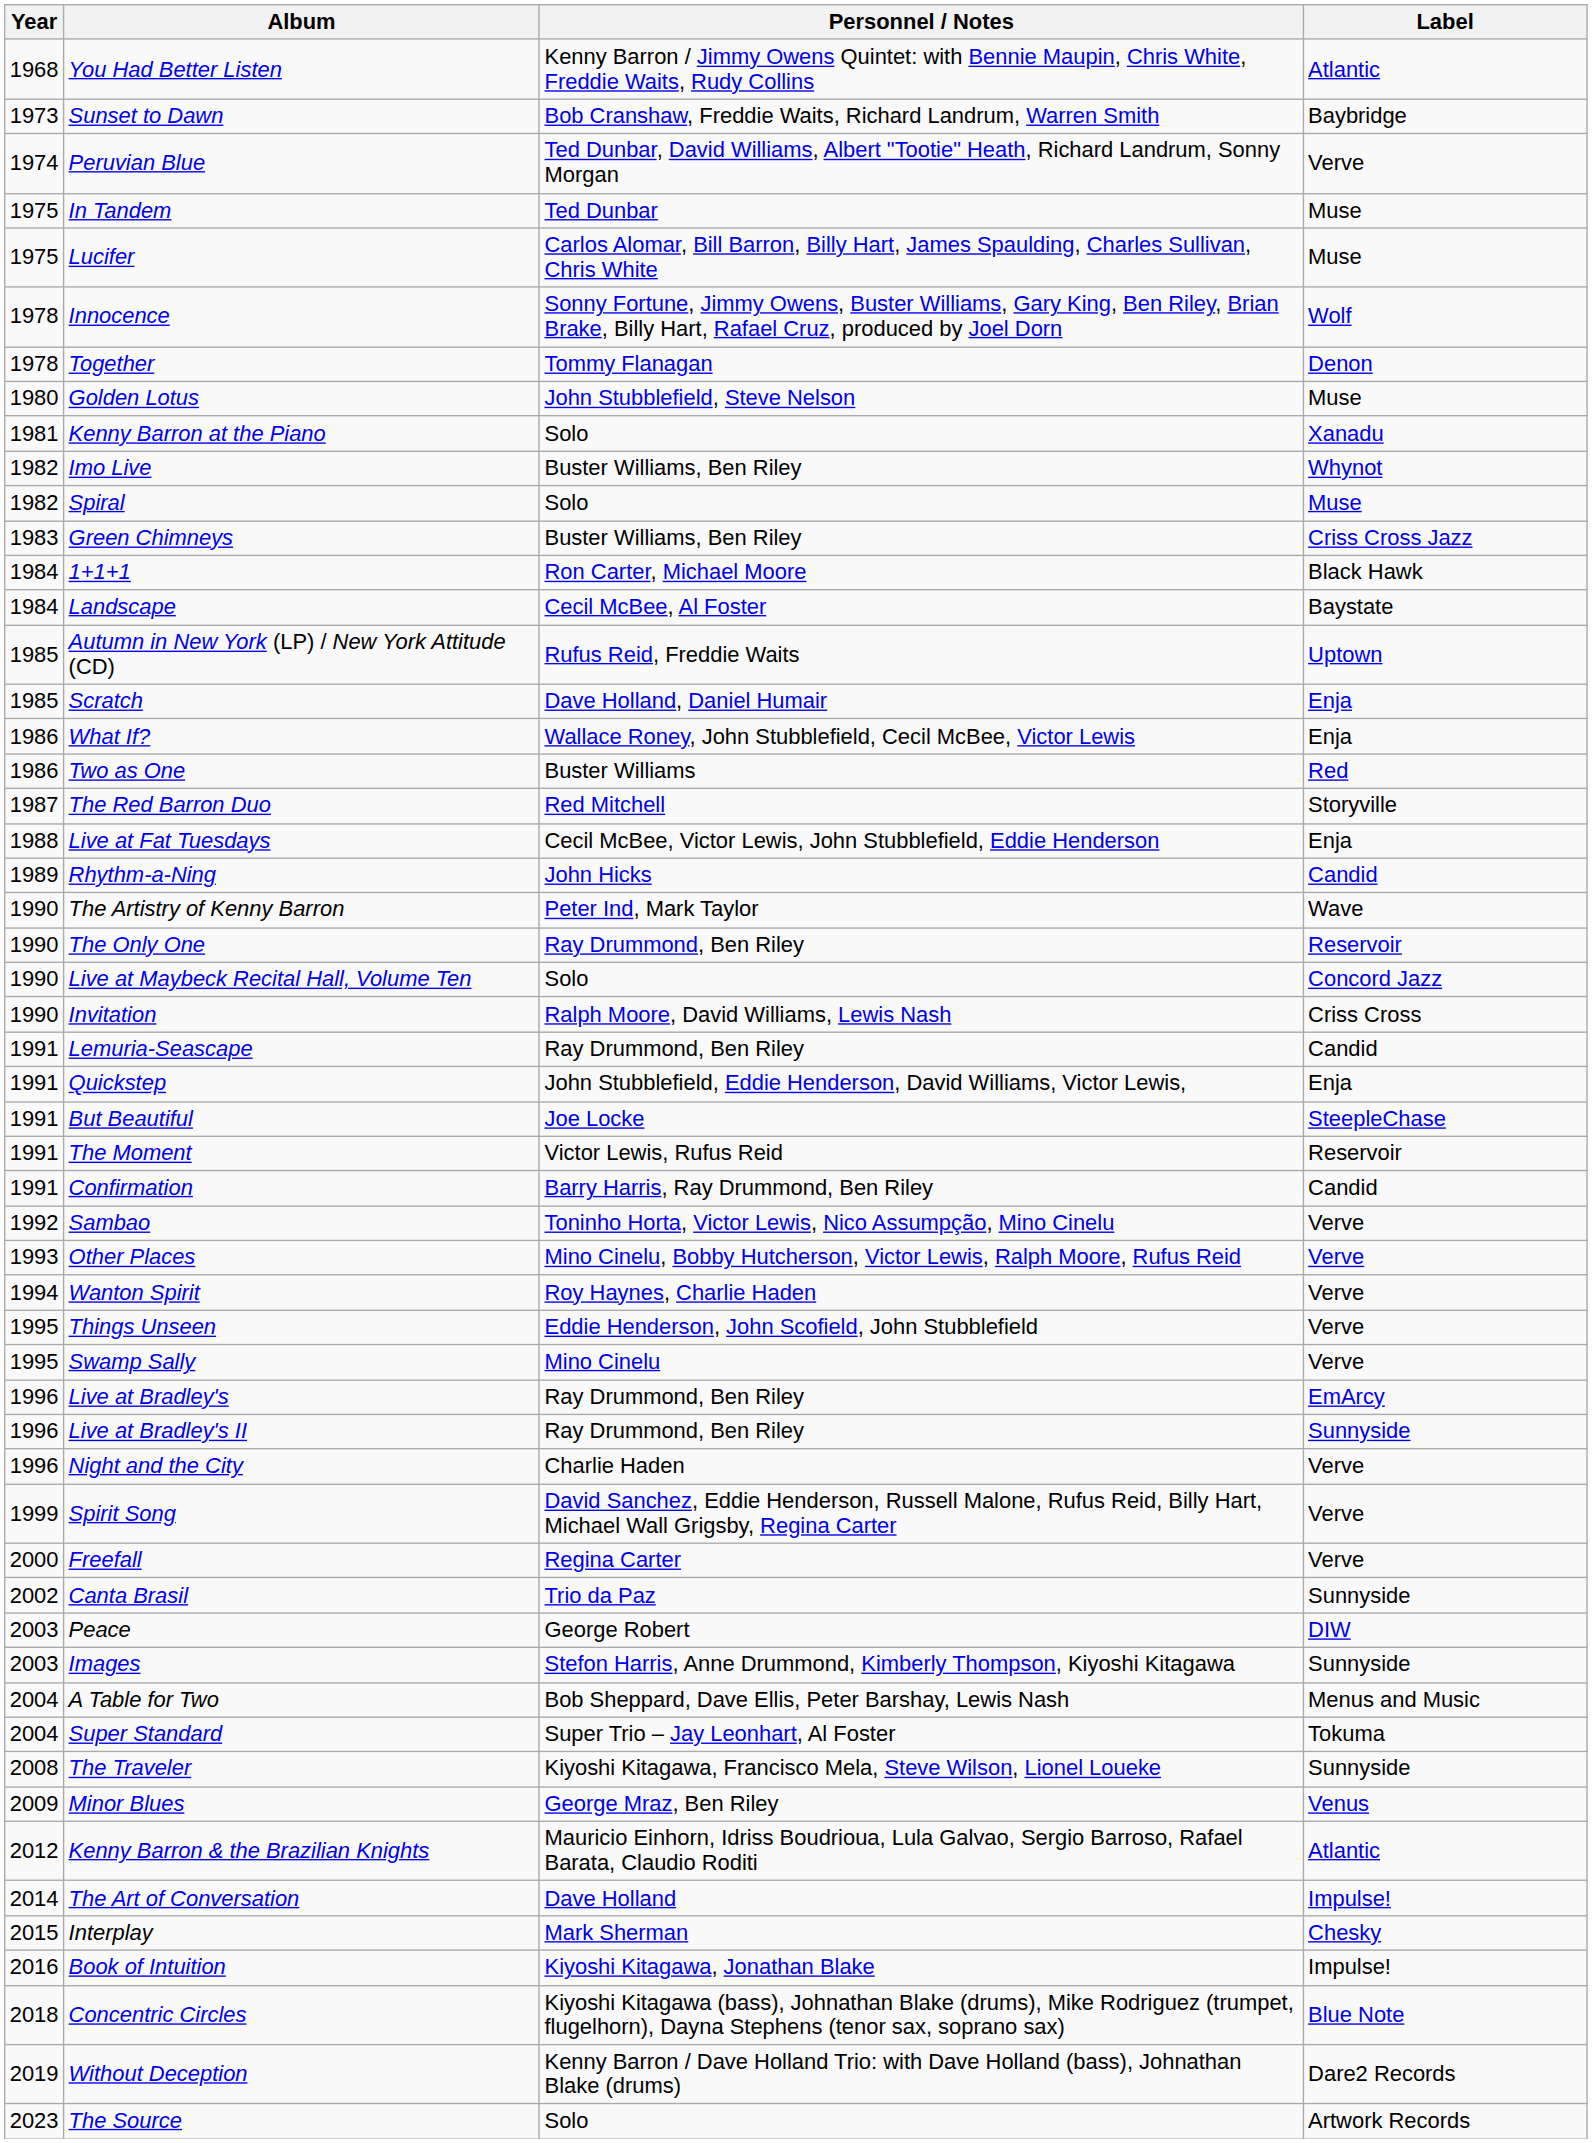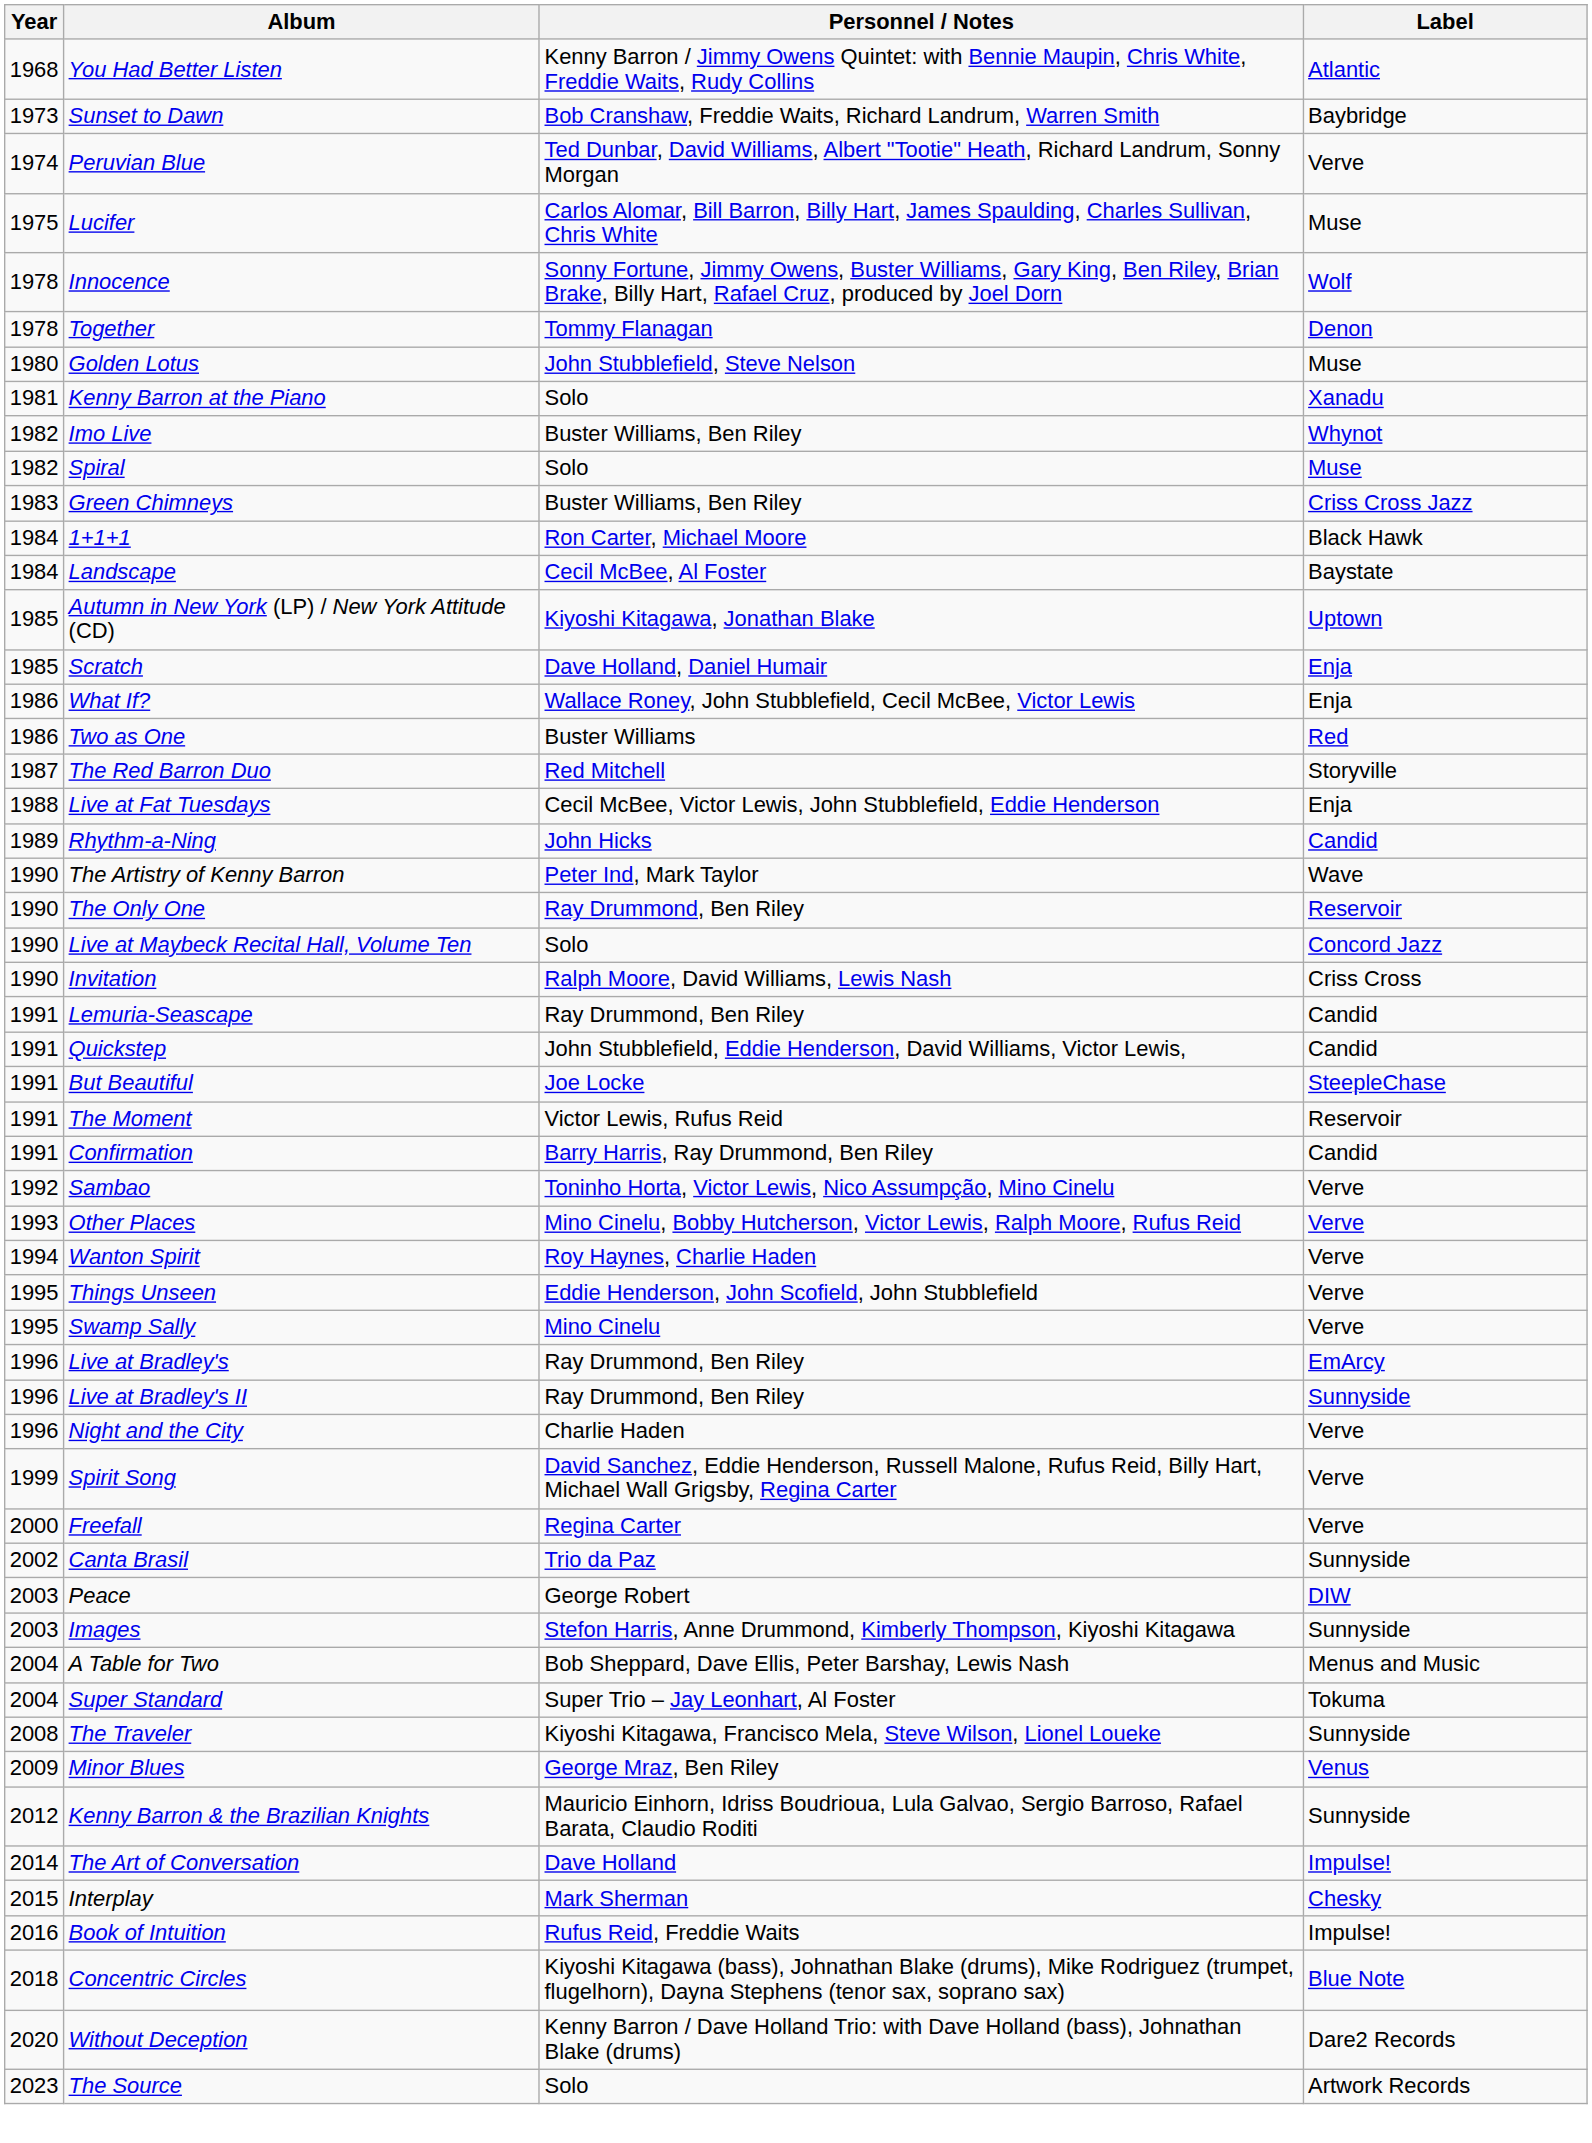- row: (120, 210)
(672, 654) Rufus Reid, Freddie Waits -> (710, 619) Kiyoshi Kitagawa, Jonathan Blake
(1330, 1083) Enja -> (1343, 1049) Candid
(1344, 1850) Atlantic -> (1359, 1816) Sunnyside
(710, 1967) Kiyoshi Kitagawa, Jonathan Blake -> (672, 1932) Rufus Reid, Freddie Waits
(34, 2073) 2019 -> (34, 2039) 2020
